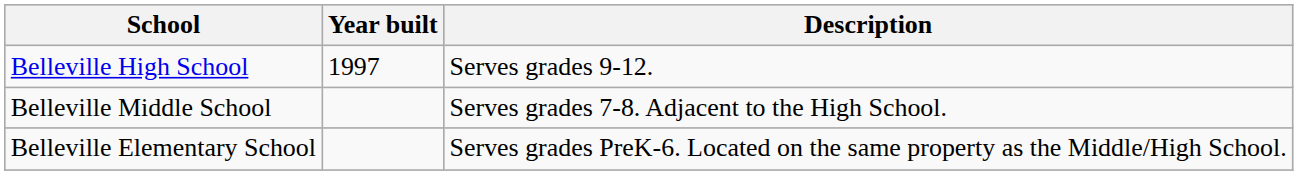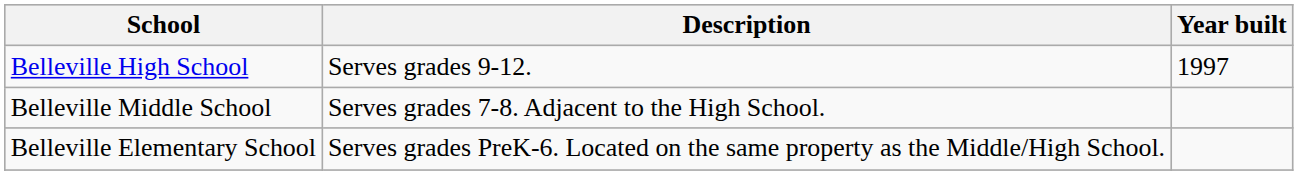columns swapped: (383, 25) <-> (868, 25)
